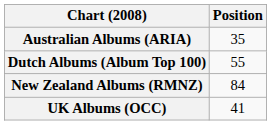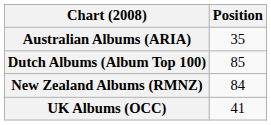(238, 62) 55 -> (238, 62) 85
